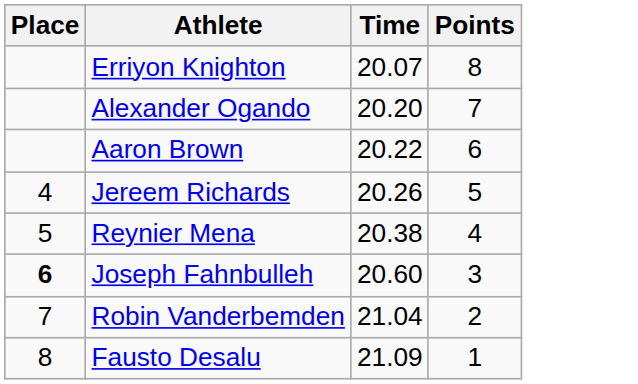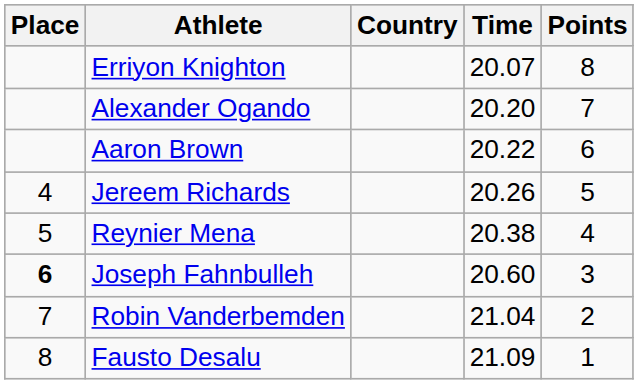+ column: (407, 25)
